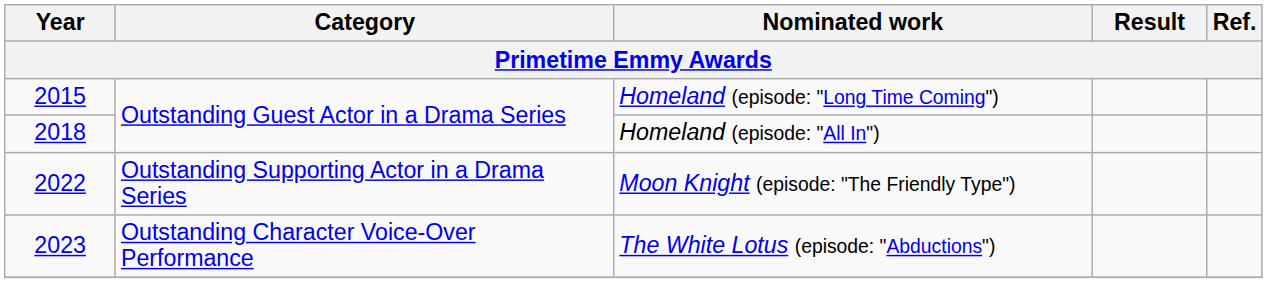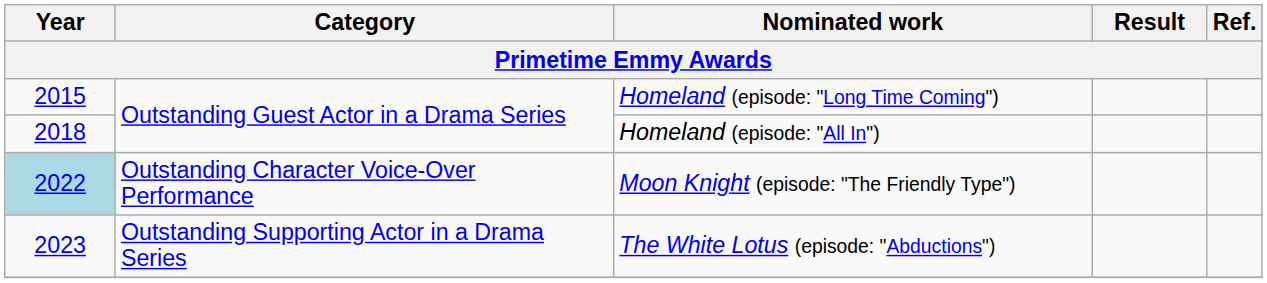(60, 183) no background -> (60, 183) lightblue background
(332, 183) Outstanding Supporting Actor in a Drama Series -> (298, 183) Outstanding Character Voice-Over Performance
(298, 246) Outstanding Character Voice-Over Performance -> (332, 246) Outstanding Supporting Actor in a Drama Series
